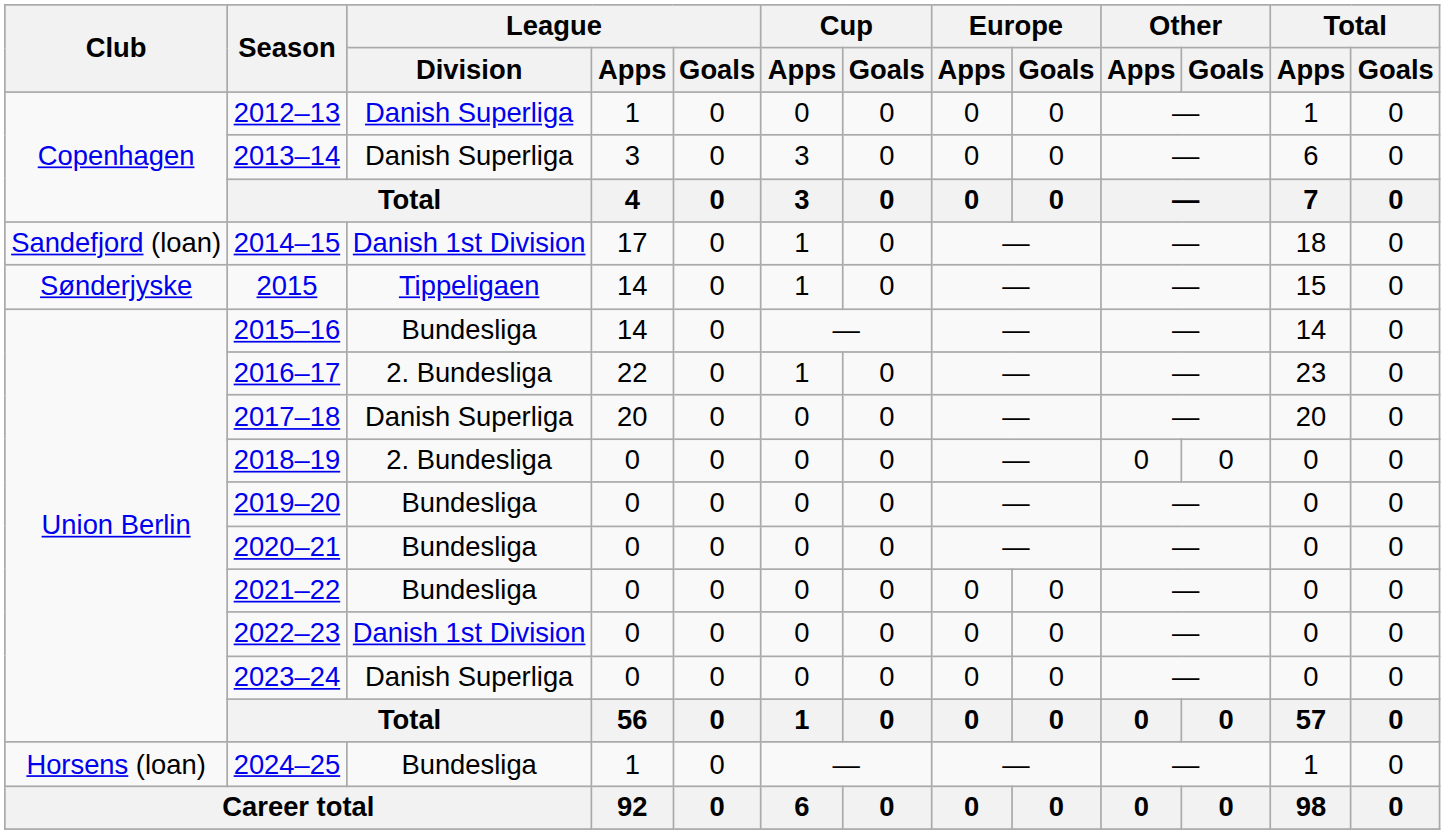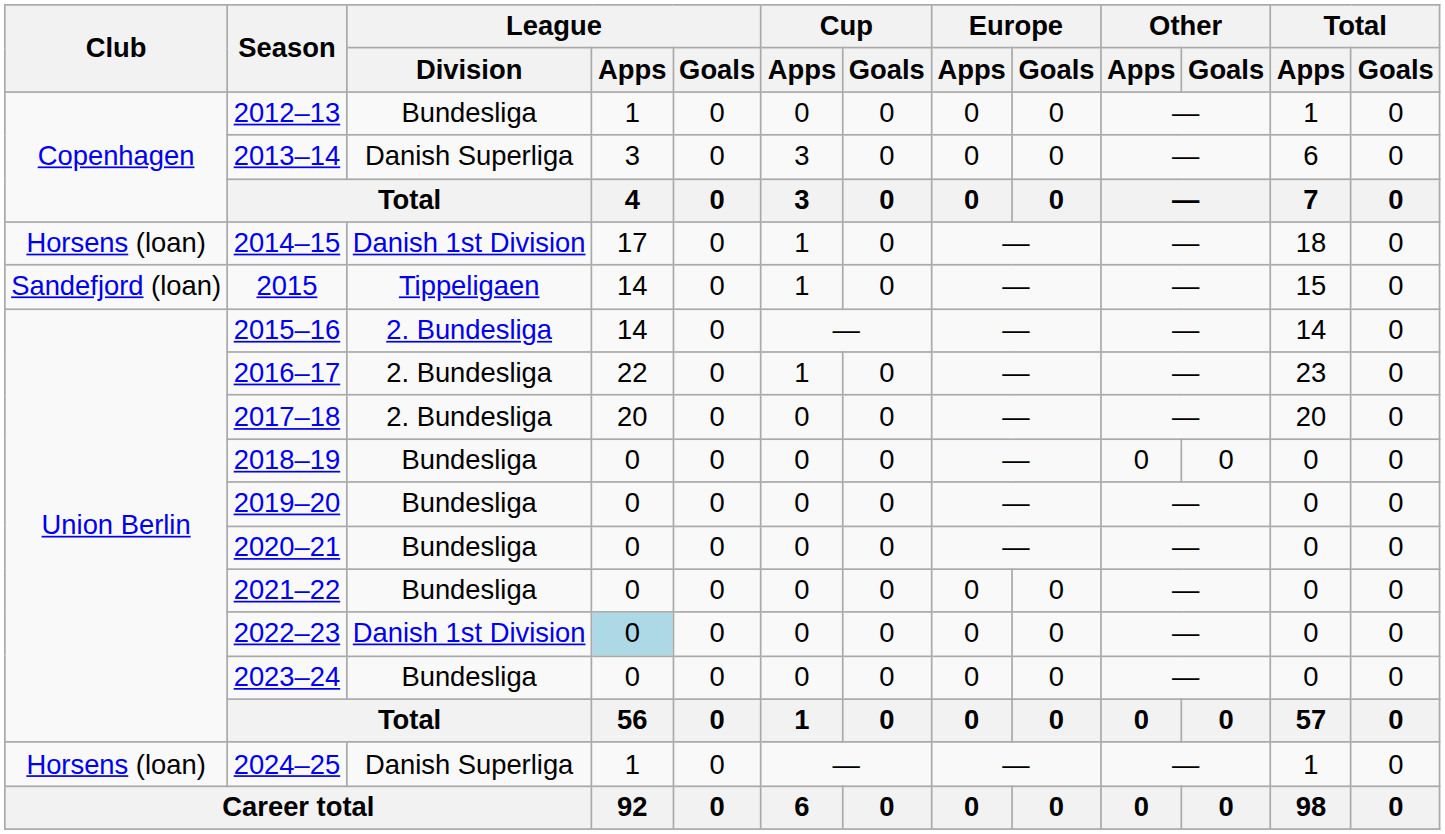(469, 112) Danish Superliga -> (469, 112) Bundesliga
(116, 243) Sandefjord (loan) -> (116, 243) Horsens (loan)
(116, 286) Sønderjyske -> (116, 286) Sandefjord (loan)
(469, 329) Bundesliga -> (469, 329) 2. Bundesliga
(469, 416) Danish Superliga -> (469, 416) 2. Bundesliga
(469, 460) 2. Bundesliga -> (469, 460) Bundesliga
(632, 633) no background -> (632, 633) lightblue background
(469, 677) Danish Superliga -> (469, 677) Bundesliga
(469, 763) Bundesliga -> (469, 763) Danish Superliga
